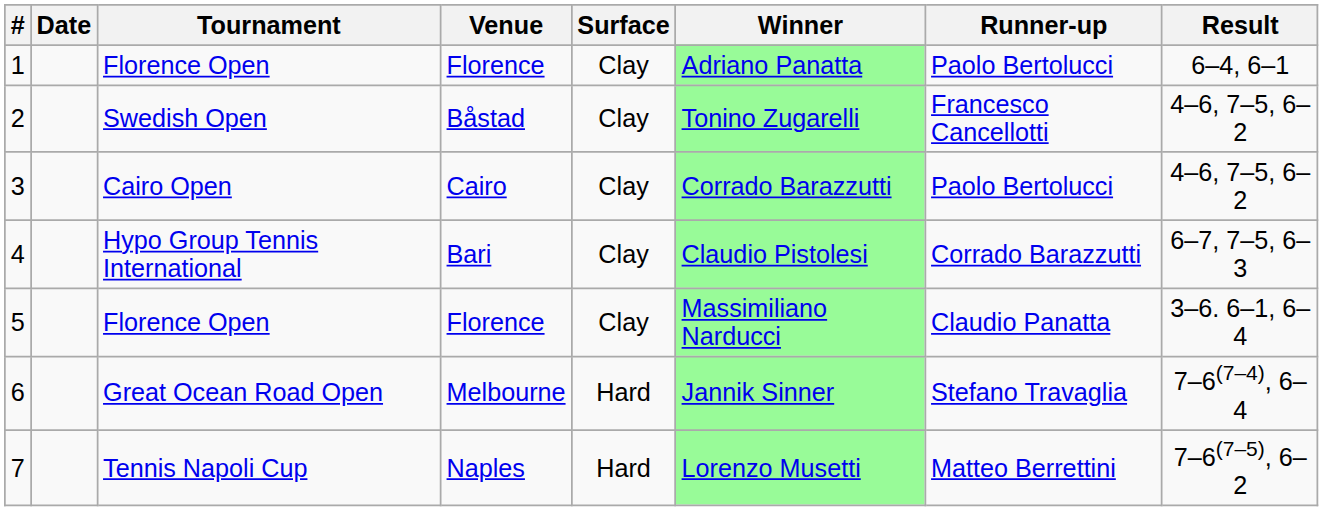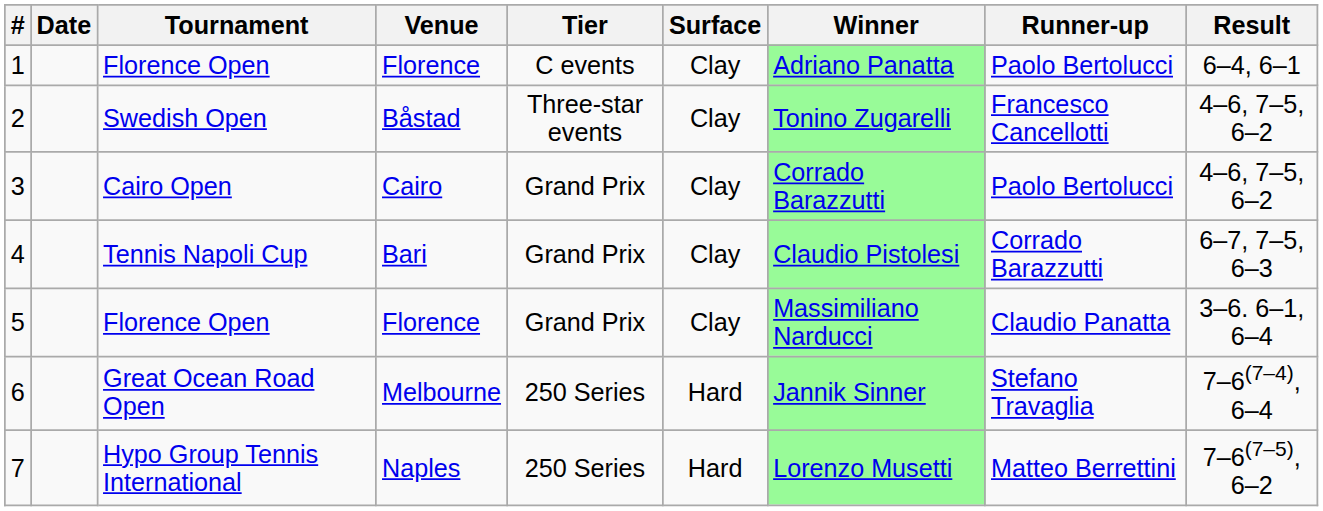+ column: (585, 25)
(211, 254) Hypo Group Tennis International -> (205, 254) Tennis Napoli Cup
(205, 468) Tennis Napoli Cup -> (211, 468) Hypo Group Tennis International
